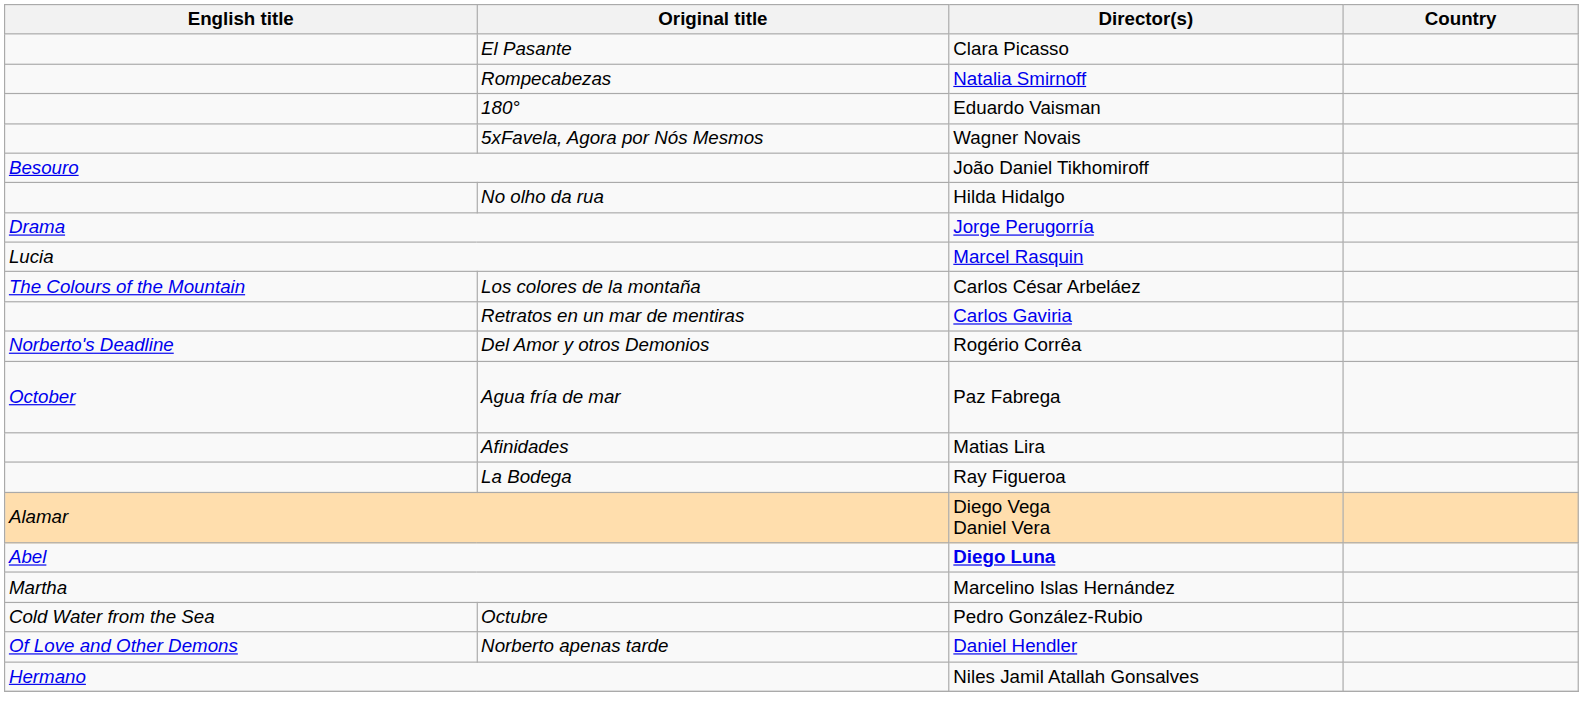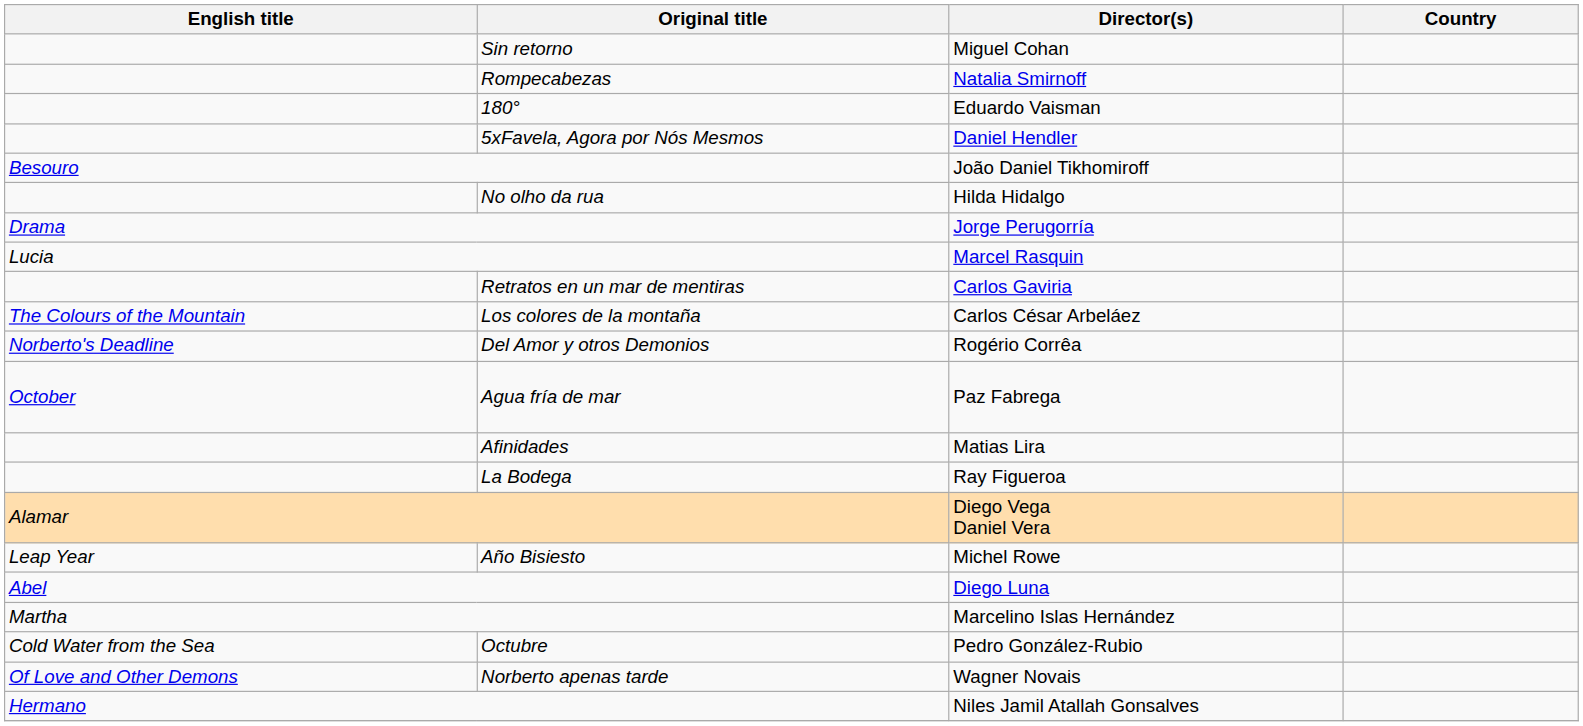- row: (526, 49)
+ row: (527, 49)
(1017, 138) Wagner Novais -> (1015, 138) Daniel Hendler
rows swapped: (613, 316) <-> (591, 286)
+ row: (533, 557)
(1004, 557) bold -> (1001, 587) normal
(1015, 646) Daniel Hendler -> (1017, 676) Wagner Novais
